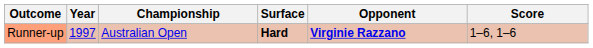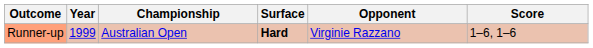(82, 33) 1997 -> (82, 33) 1999
(358, 33) bold -> (355, 33) normal
